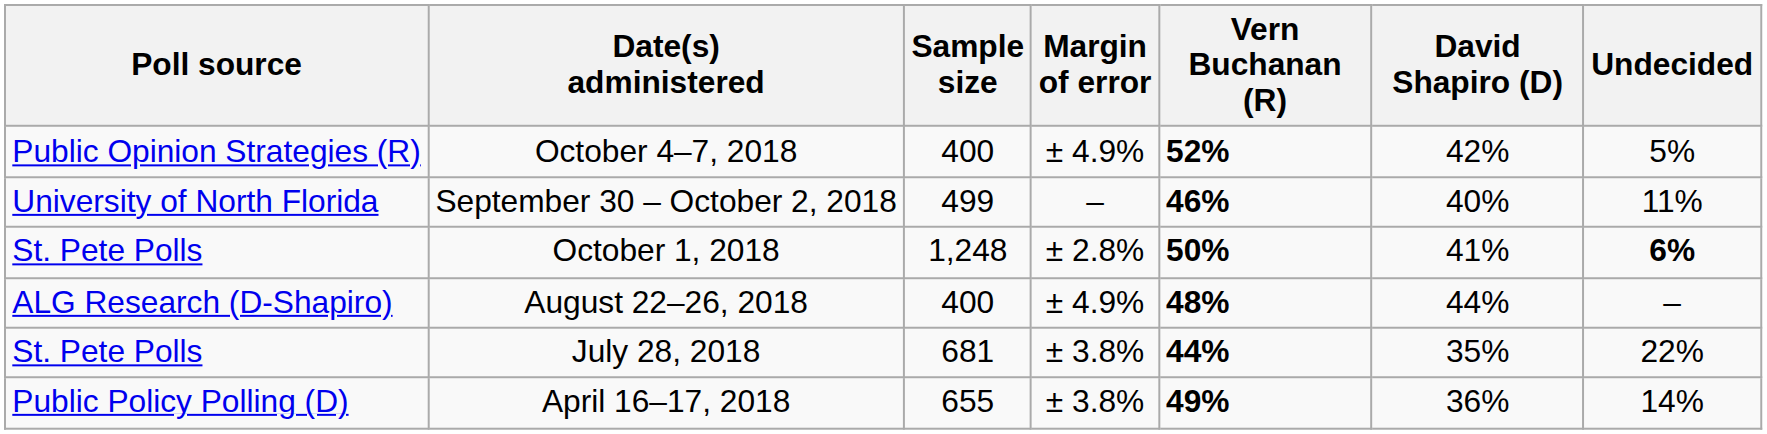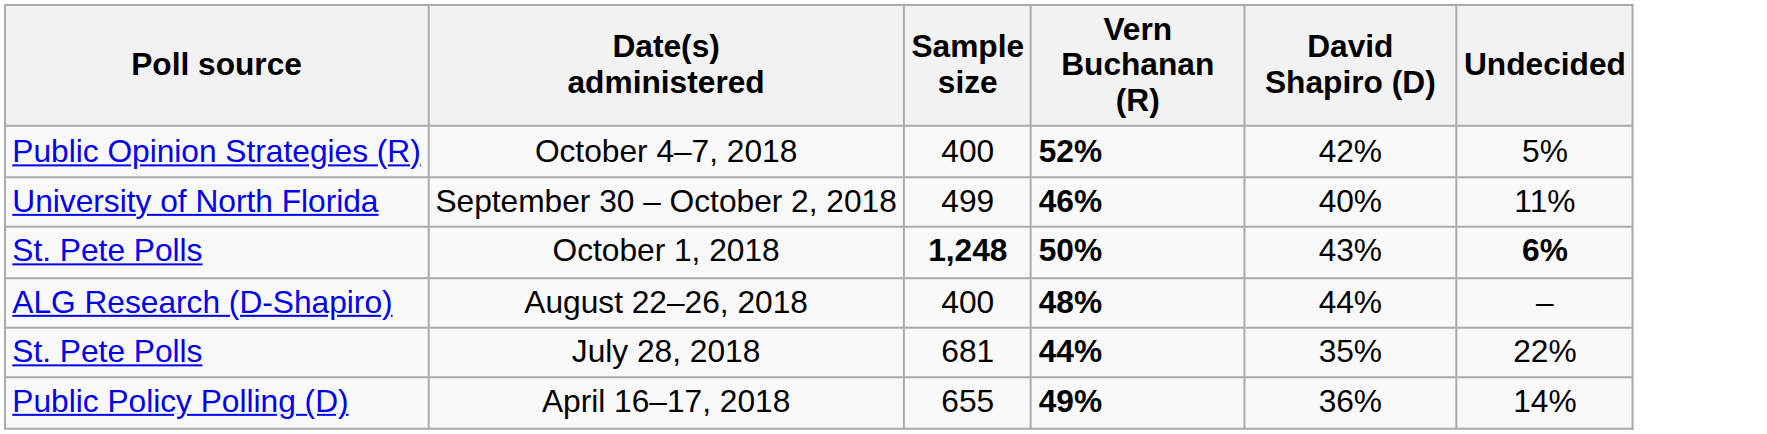- column: (1095, 65)
(968, 251) normal -> (968, 251) bold
(1478, 251) 41% -> (1350, 251) 43%
